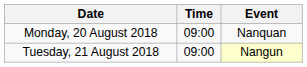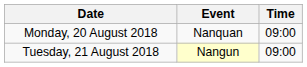columns swapped: (199, 14) <-> (262, 14)
